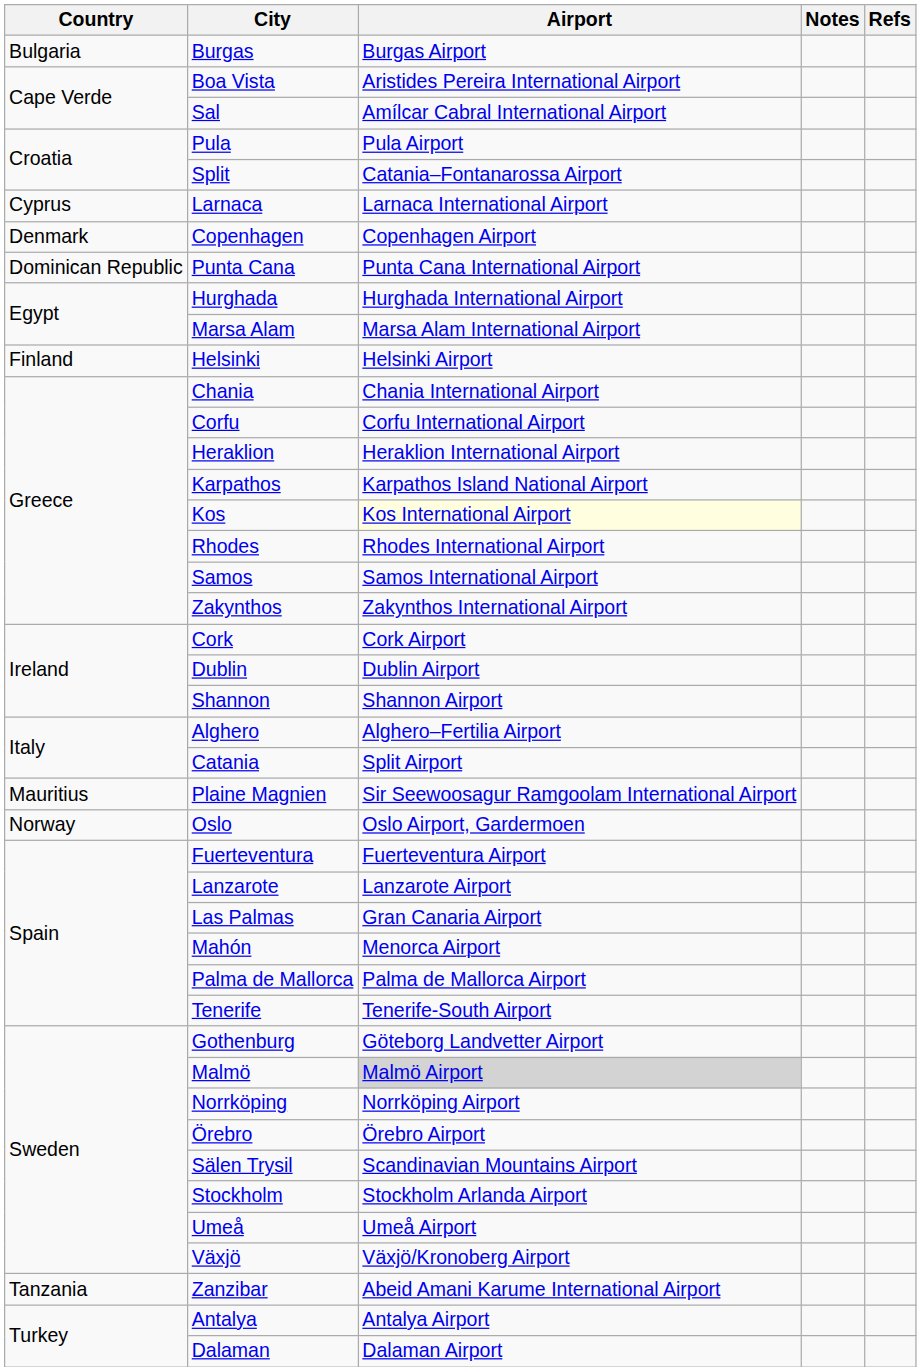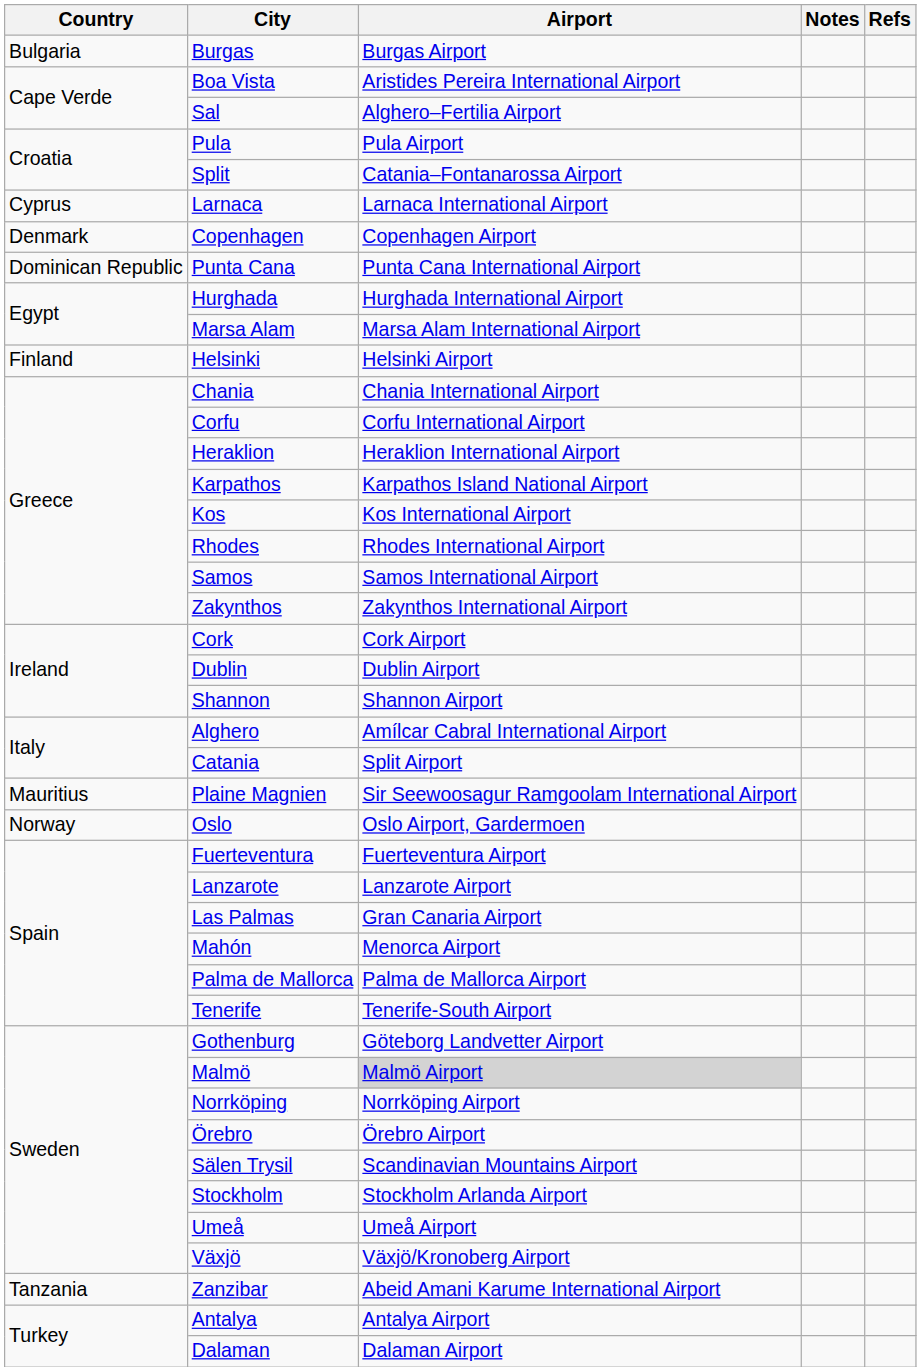(514, 112) Amílcar Cabral International Airport -> (462, 112) Alghero–Fertilia Airport
(467, 515) lightyellow background -> (467, 515) no background
(462, 732) Alghero–Fertilia Airport -> (514, 732) Amílcar Cabral International Airport
